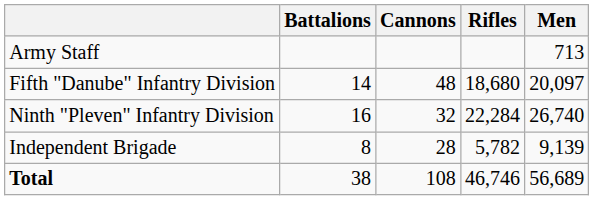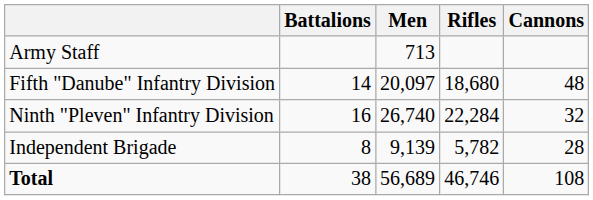columns swapped: (557, 20) <-> (418, 20)
